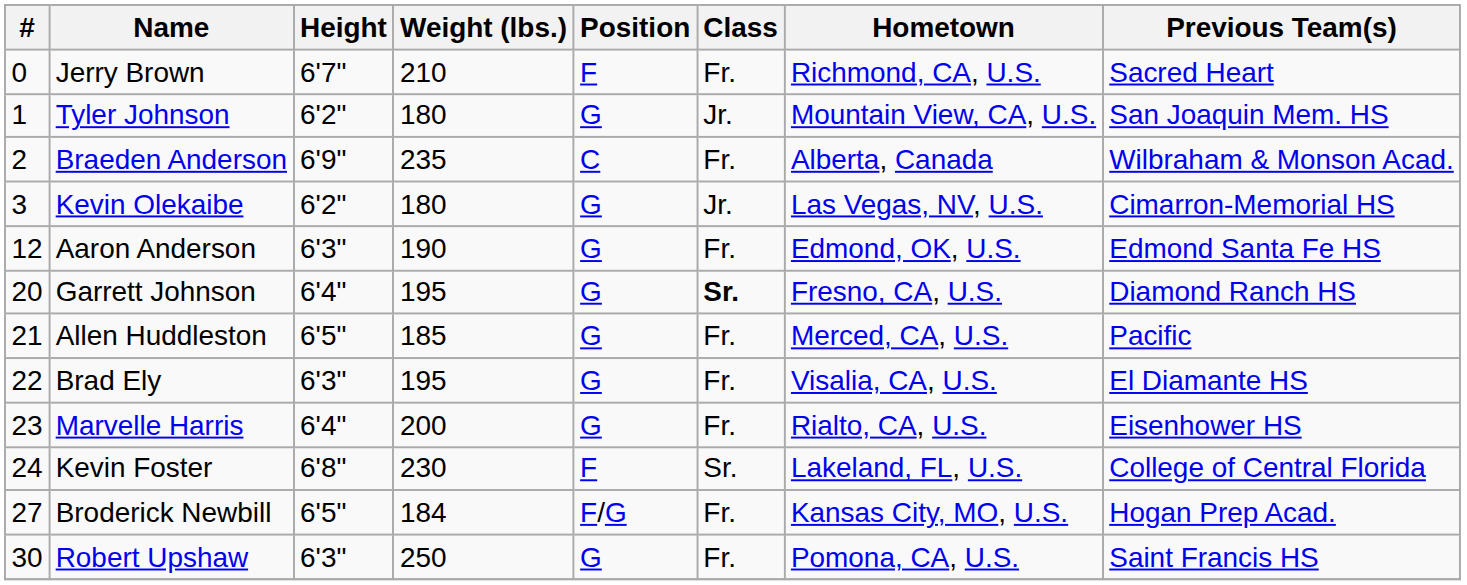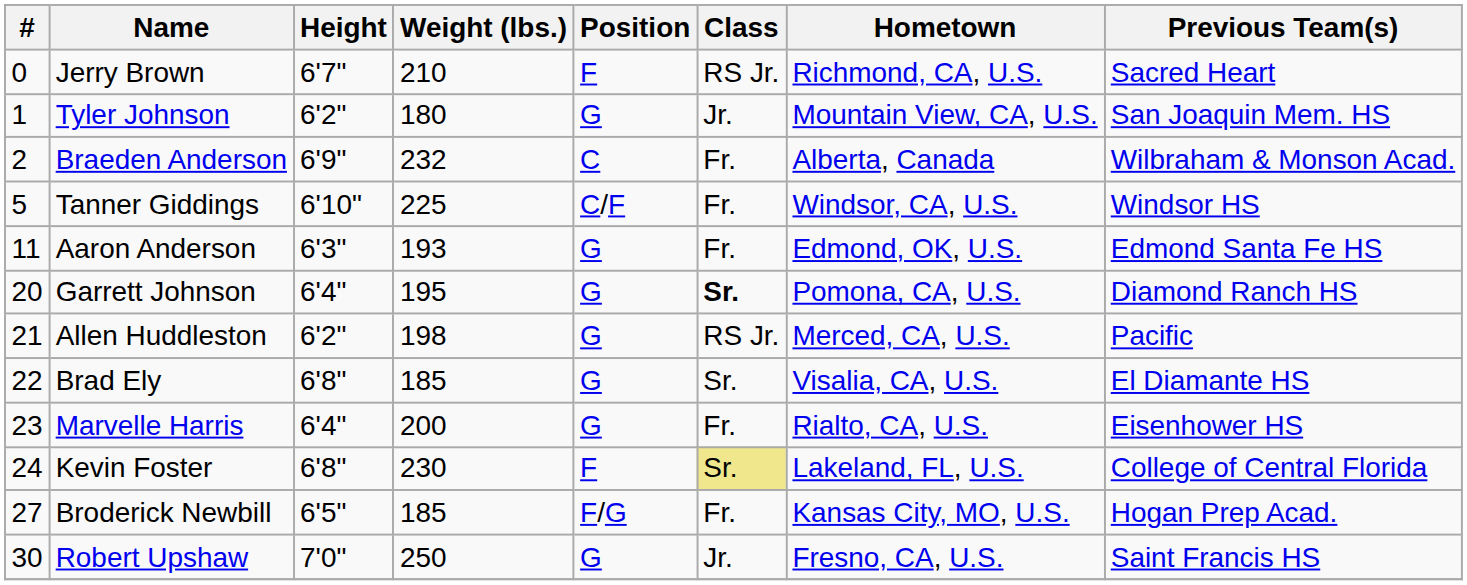(720, 72) Fr. -> (741, 72) RS Jr.
(423, 160) 235 -> (423, 160) 232
- row: (150, 204)
+ row: (157, 204)
(27, 248) 12 -> (26, 248) 11
(423, 248) 190 -> (423, 248) 193
(896, 292) Fresno, CA, U.S. -> (907, 292) Pomona, CA, U.S.
(323, 336) 6'5" -> (323, 336) 6'2"
(423, 336) 185 -> (423, 336) 198
(720, 336) Fr. -> (741, 336) RS Jr.
(323, 381) 6'3" -> (323, 381) 6'8"
(423, 381) 195 -> (423, 381) 185
(720, 381) Fr. -> (720, 381) Sr.
(720, 469) no background -> (720, 469) khaki background
(423, 513) 184 -> (423, 513) 185
(323, 557) 6'3" -> (323, 557) 7'0"
(720, 557) Fr. -> (718, 557) Jr.
(905, 557) Pomona, CA, U.S. -> (898, 557) Fresno, CA, U.S.
